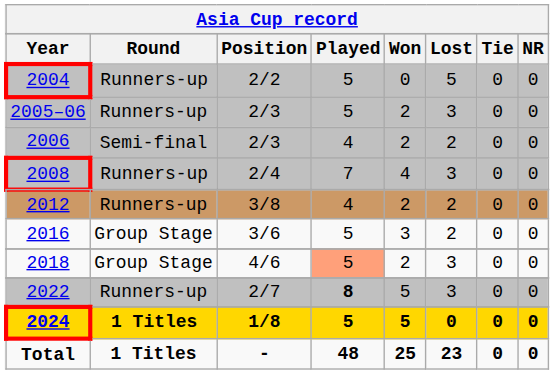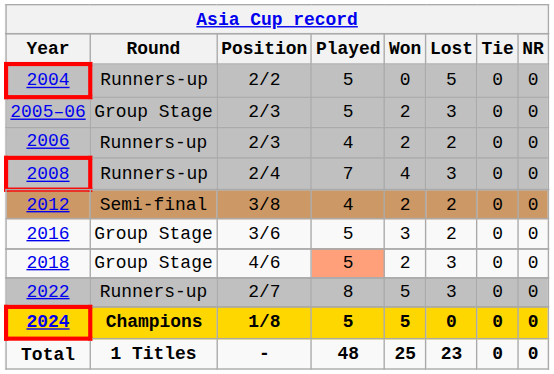(153, 112) Runners-up -> (153, 112) Group Stage
(153, 142) Semi-final -> (153, 142) Runners-up
(153, 204) Runners-up -> (153, 204) Semi-final
(348, 292) bold -> (348, 292) normal
(154, 323) 1 Titles -> (154, 323) Champions
